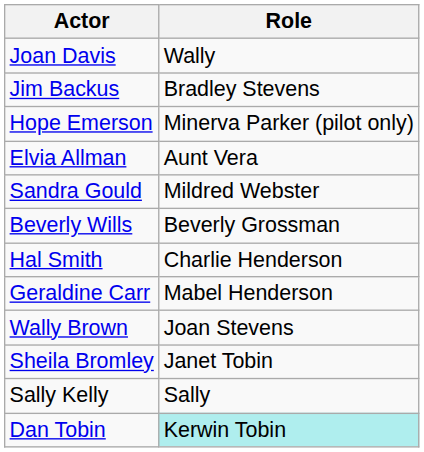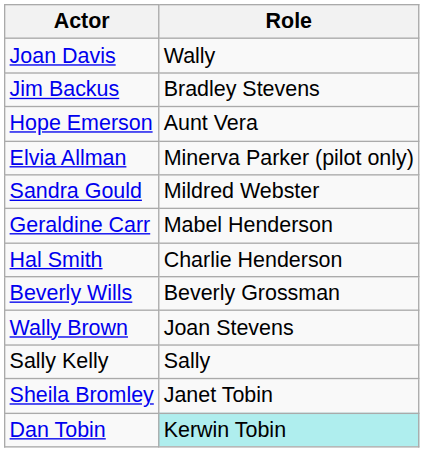(289, 123) Minerva Parker (pilot only) -> (211, 123) Aunt Vera
(211, 157) Aunt Vera -> (289, 157) Minerva Parker (pilot only)
rows swapped: (71, 225) <-> (80, 293)
rows swapped: (59, 395) <-> (82, 361)
